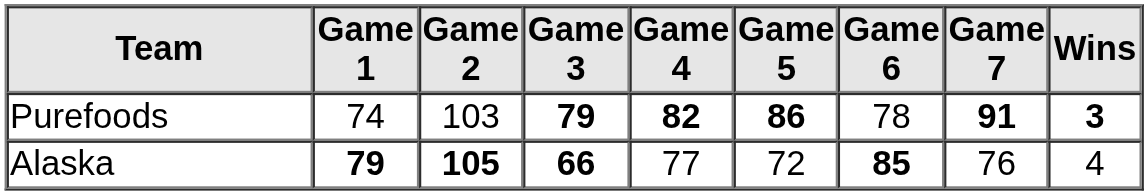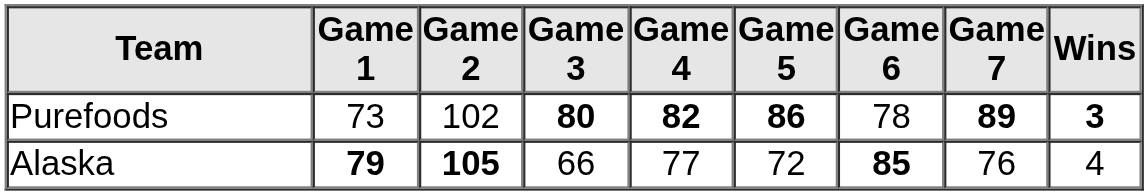(366, 116) 74 -> (366, 116) 73
(471, 116) 103 -> (471, 116) 102
(576, 116) 79 -> (576, 116) 80
(997, 116) 91 -> (997, 116) 89
(576, 163) bold -> (576, 163) normal
